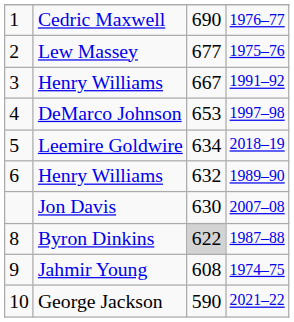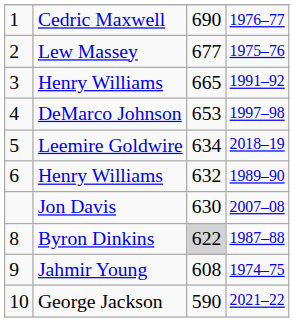(207, 82) 667 -> (207, 82) 665
